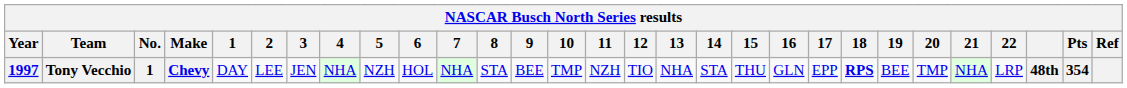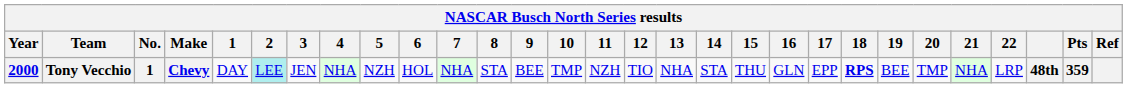(23, 69) 1997 -> (23, 69) 2000
(269, 69) no background -> (269, 69) paleturquoise background
(1077, 69) 354 -> (1077, 69) 359
